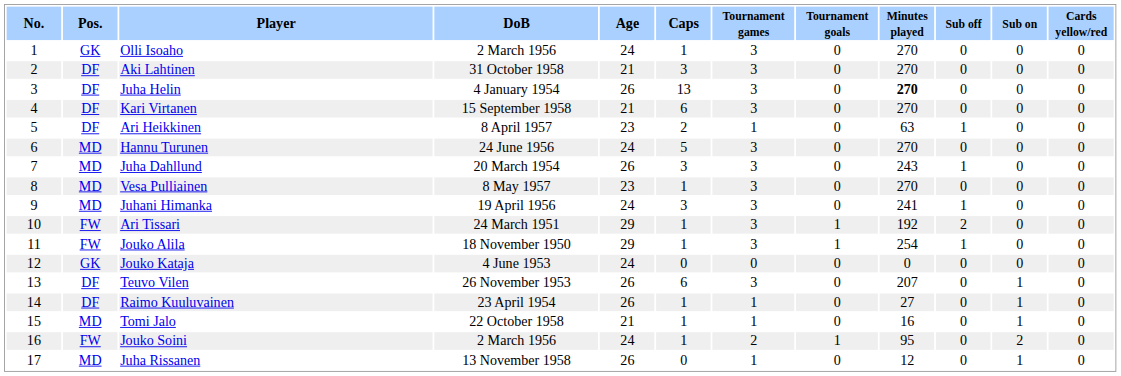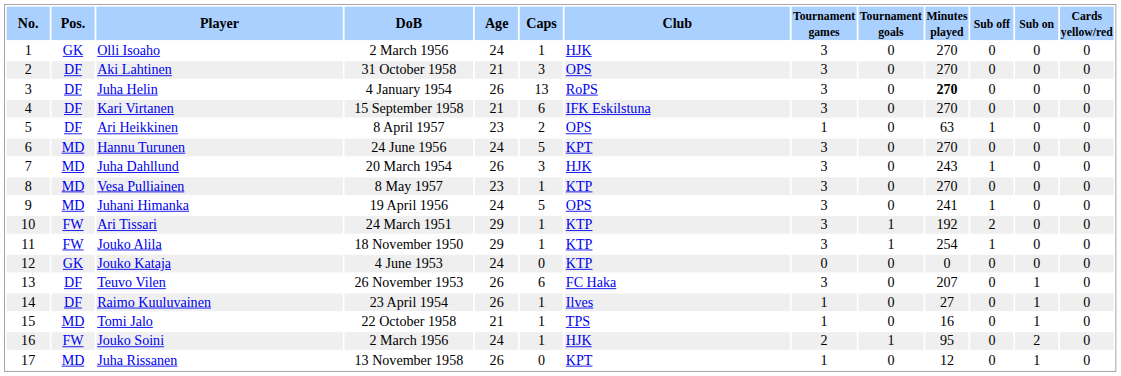+ column: (677, 23)
(684, 205) 3 -> (542, 205) 5
